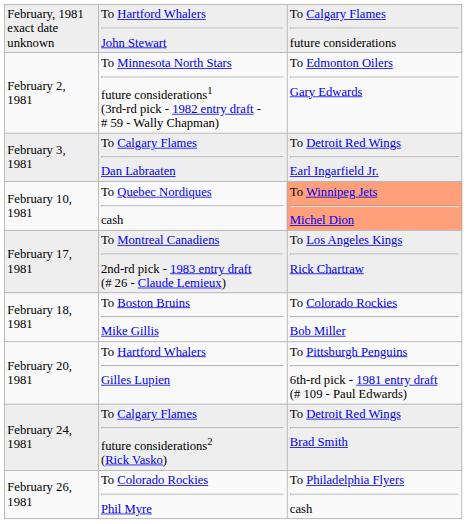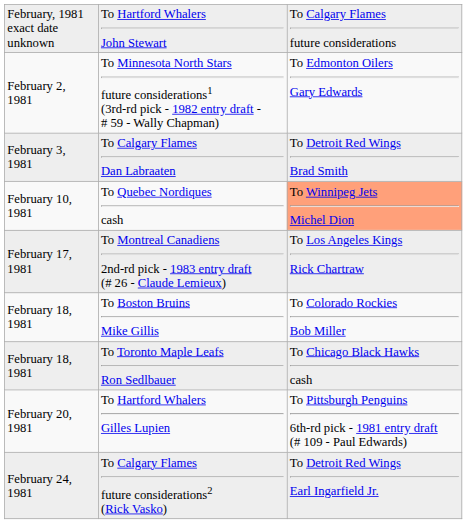(374, 157) To Detroit Red Wings Earl Ingarfield Jr. -> (374, 157) To Detroit Red Wings Brad Smith
+ row: (192, 365)
(374, 428) To Detroit Red Wings Brad Smith -> (374, 476) To Detroit Red Wings Earl Ingarfield Jr.
- row: (192, 494)
